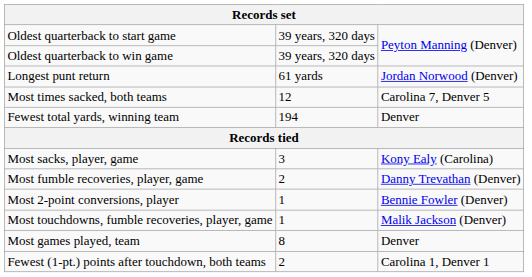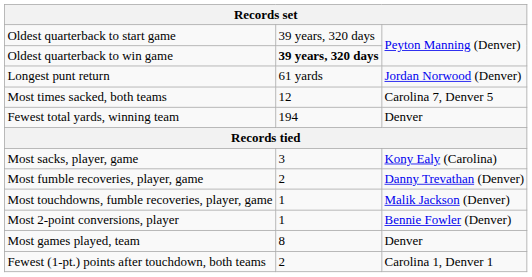(327, 55) normal -> (328, 55) bold
rows swapped: (140, 220) <-> (93, 199)
